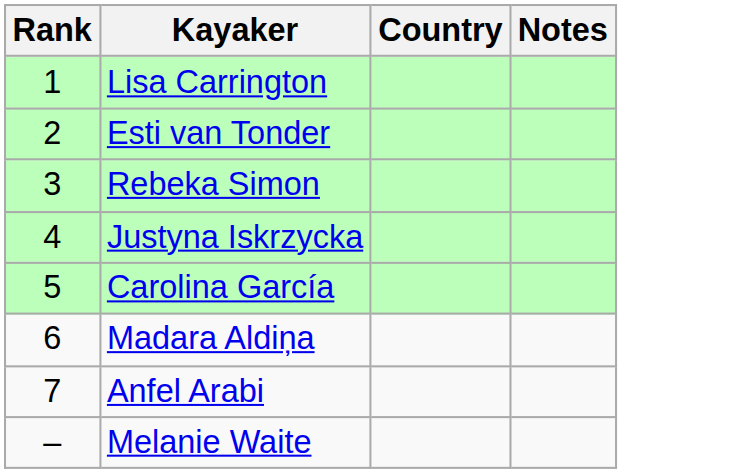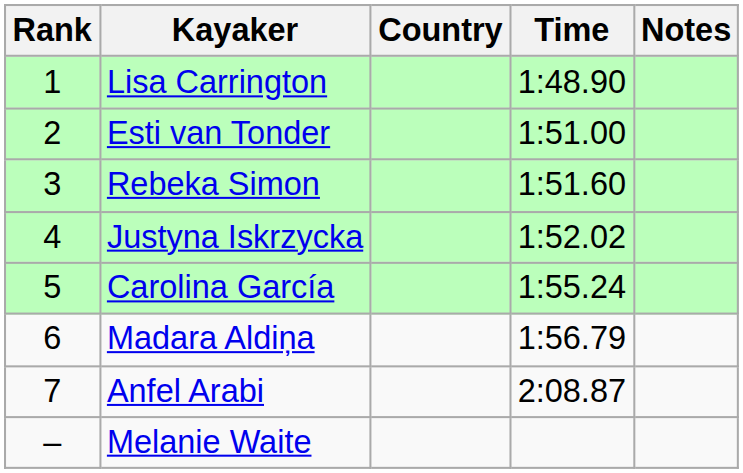+ column: (572, 30)
